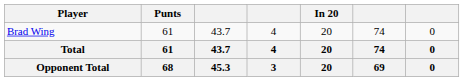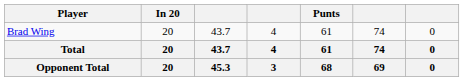columns swapped: (168, 13) <-> (326, 13)
